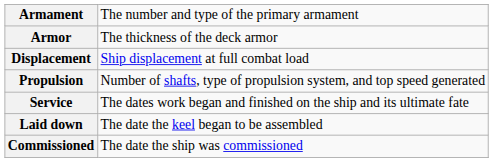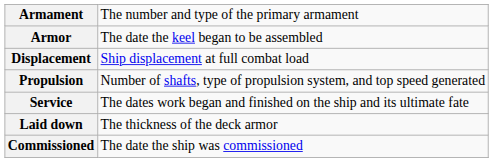(189, 37) The thickness of the deck armor -> (212, 37) The date the keel began to be assembled
(212, 124) The date the keel began to be assembled -> (189, 124) The thickness of the deck armor
